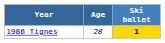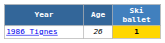(98, 32) 28 -> (98, 32) 26
